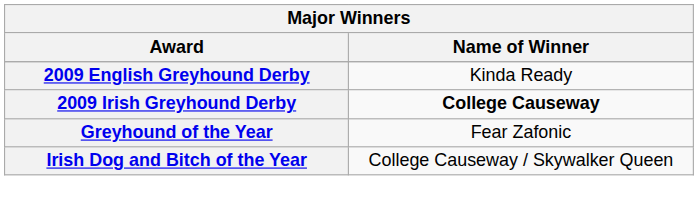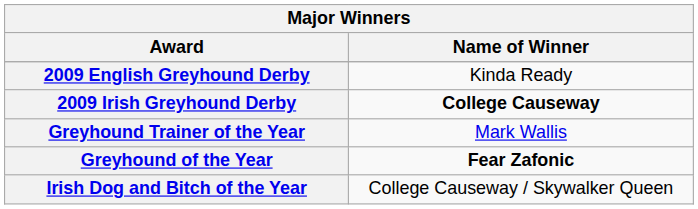+ row: (177, 132)
(521, 132) normal -> (521, 160) bold
